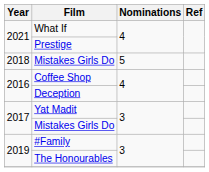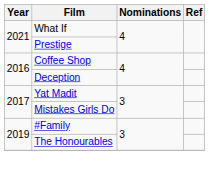- row: (18, 61)
